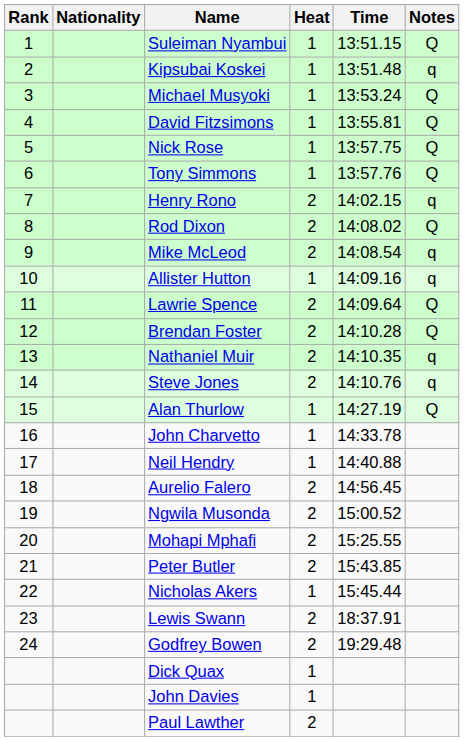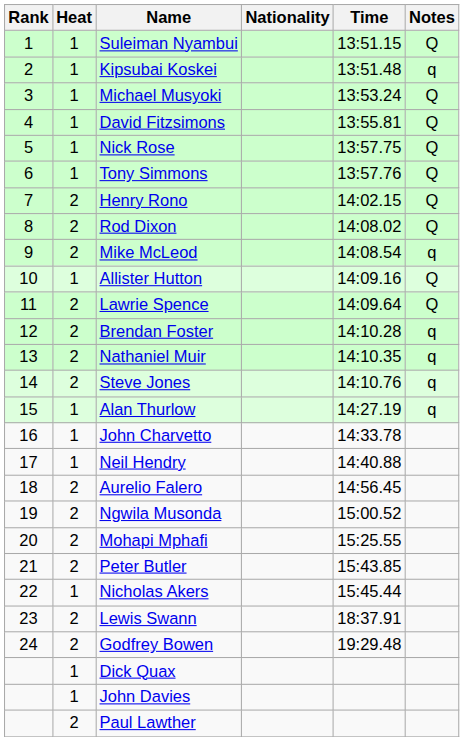columns swapped: (312, 17) <-> (98, 17)
(432, 200) q -> (432, 200) Q
(432, 278) q -> (432, 278) Q
(432, 331) Q -> (432, 331) q
(432, 409) Q -> (432, 409) q
